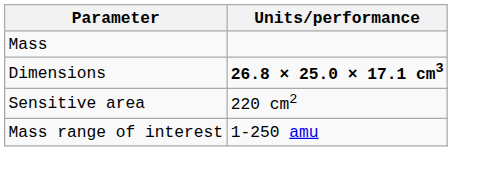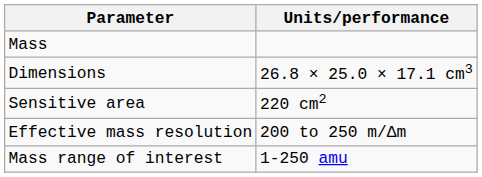(337, 73) bold -> (366, 73) normal
+ row: (130, 132)
